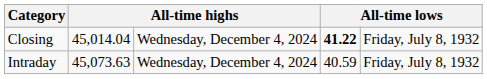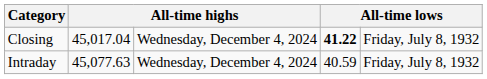(101, 39) 45,014.04 -> (101, 39) 45,017.04
(101, 62) 45,073.63 -> (101, 62) 45,077.63
